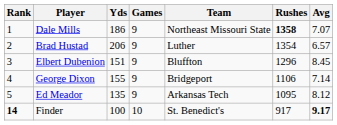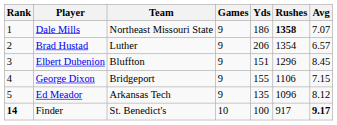columns swapped: (219, 12) <-> (118, 12)
(321, 78) 7.14 -> (321, 78) 7.15
(286, 95) 1095 -> (286, 95) 1096
